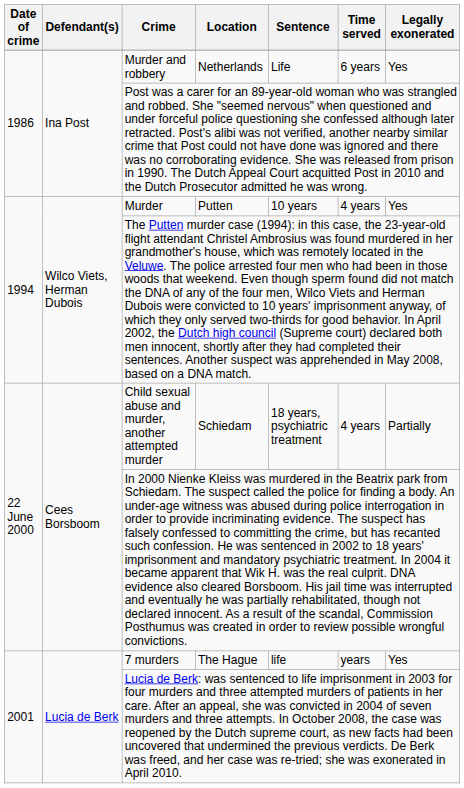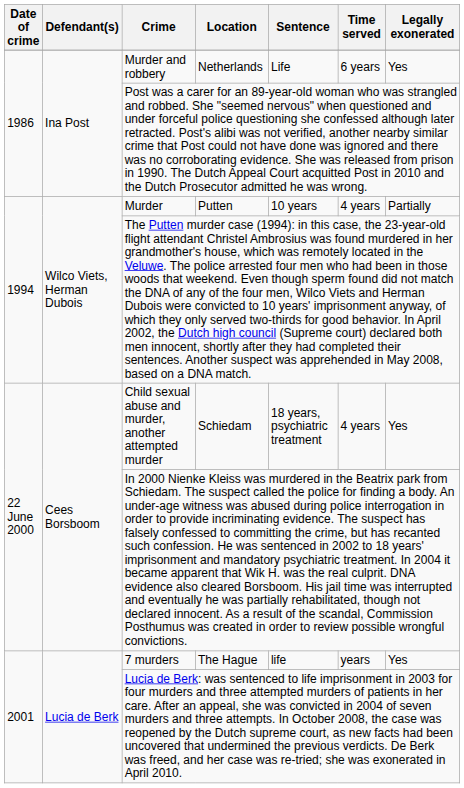(398, 206) Yes -> (409, 206) Partially
(409, 426) Partially -> (398, 426) Yes
